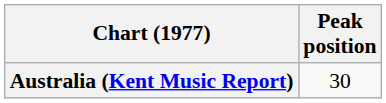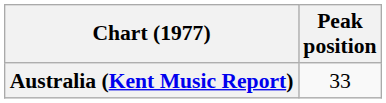(340, 80) 30 -> (340, 80) 33
